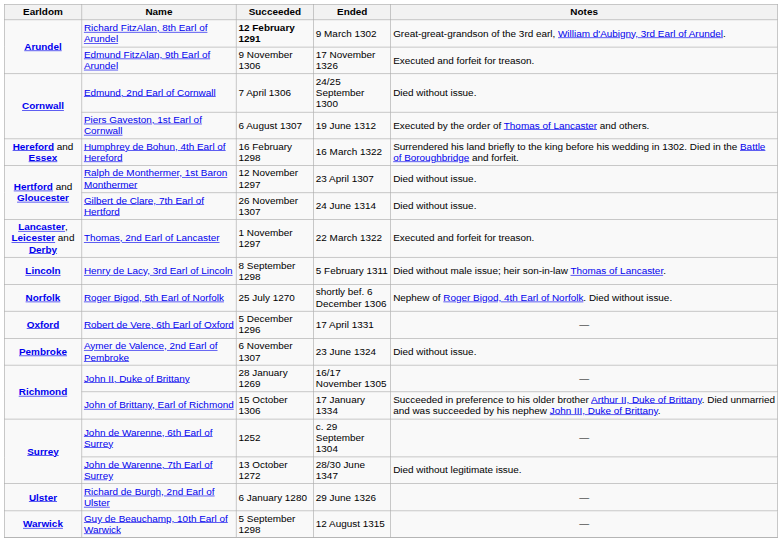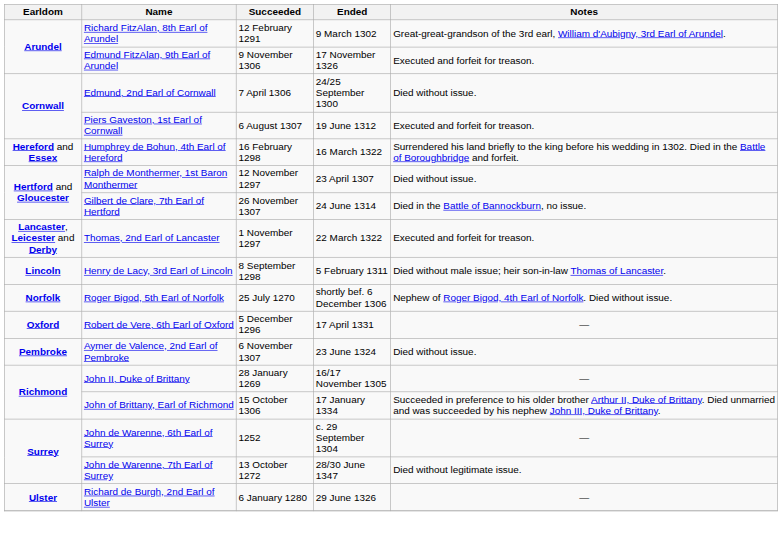(267, 33) bold -> (265, 33) normal
(521, 125) Executed by the order of Thomas of Lancaster and others. -> (464, 125) Executed and forfeit for treason.
(435, 206) Died without issue. -> (490, 206) Died in the Battle of Bannockburn, no issue.
- row: (156, 524)
